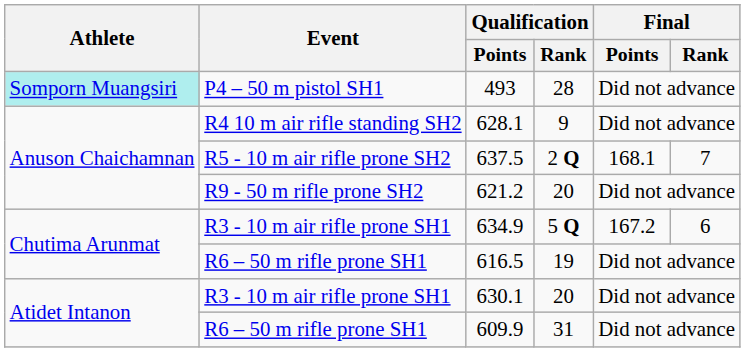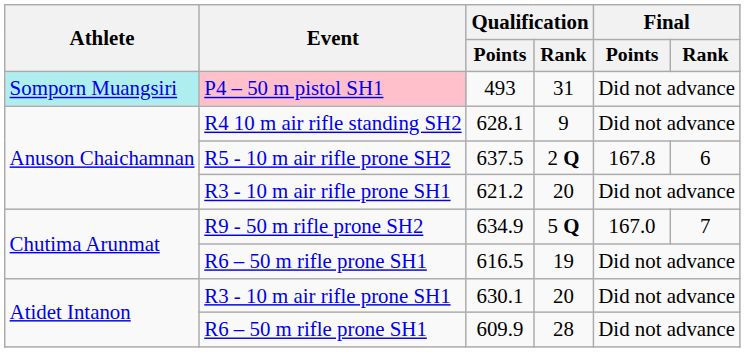(294, 89) no background -> (294, 89) pink background
(563, 89) 28 -> (563, 89) 31
(632, 158) 168.1 -> (632, 158) 167.8
(705, 158) 7 -> (705, 158) 6
(314, 192) R9 - 50 m rifle prone SH2 -> (327, 192) R3 - 10 m air rifle prone SH1
(327, 226) R3 - 10 m air rifle prone SH1 -> (314, 226) R9 - 50 m rifle prone SH2
(632, 226) 167.2 -> (632, 226) 167.0
(705, 226) 6 -> (705, 226) 7
(563, 330) 31 -> (563, 330) 28
